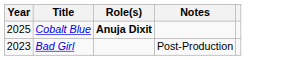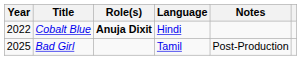+ column: (182, 13)
(19, 30) 2025 -> (19, 30) 2022
(19, 47) 2023 -> (19, 47) 2025
